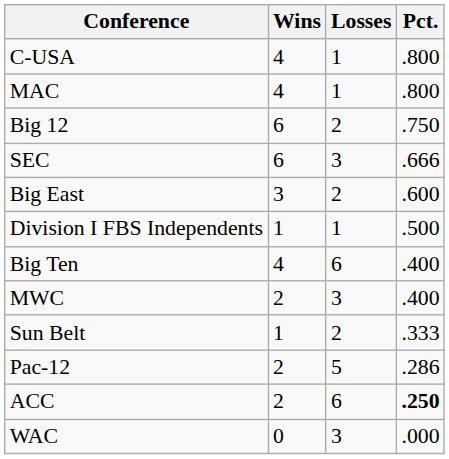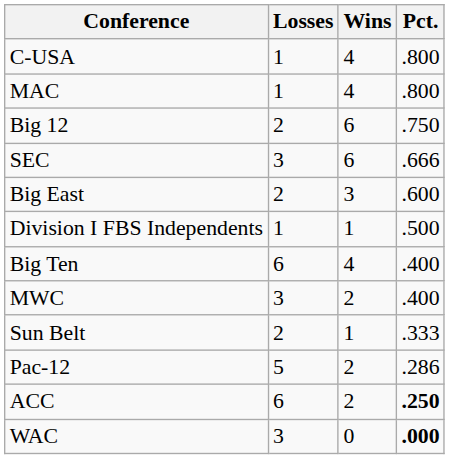columns swapped: (297, 21) <-> (361, 21)
(421, 435) normal -> (421, 435) bold
